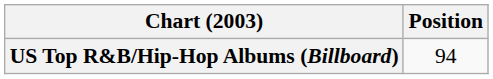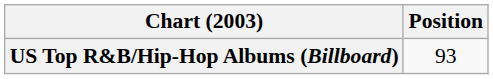(446, 55) 94 -> (446, 55) 93
